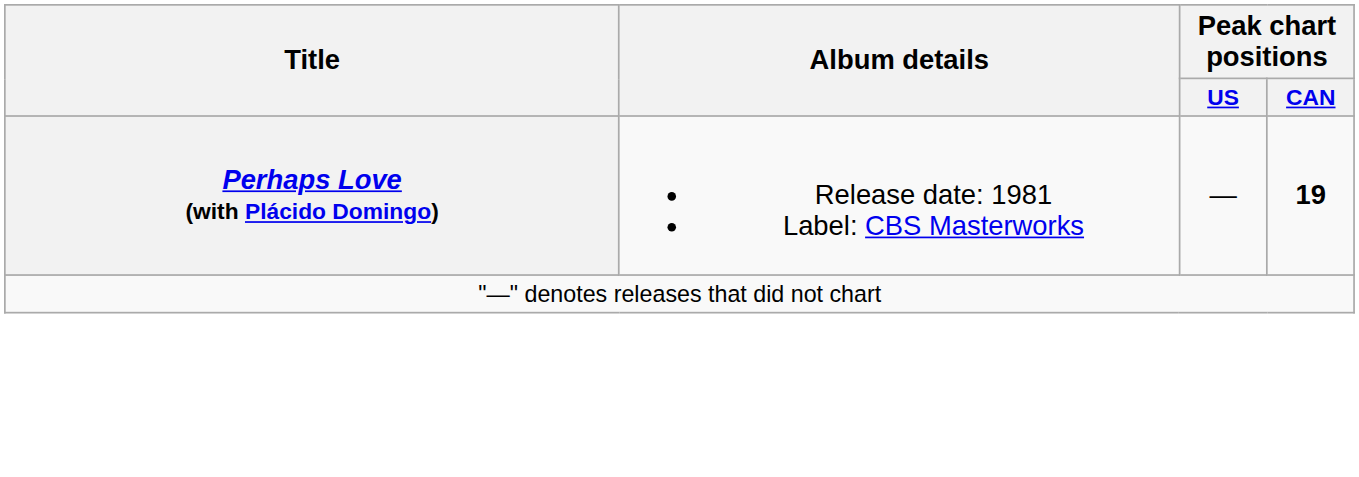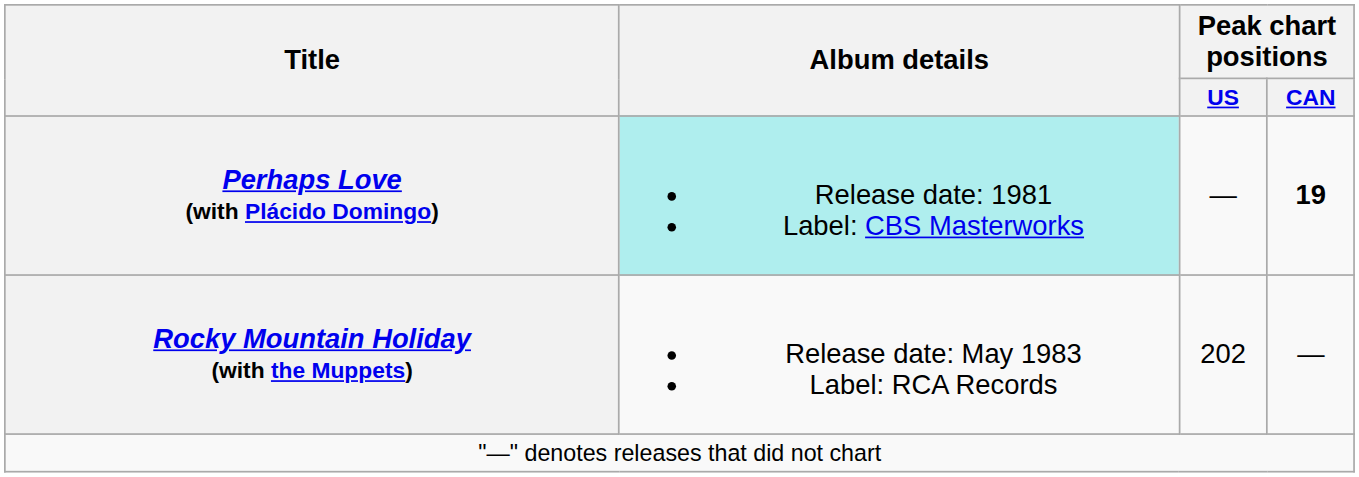(899, 211) no background -> (899, 211) paleturquoise background
+ row: (312, 354)
